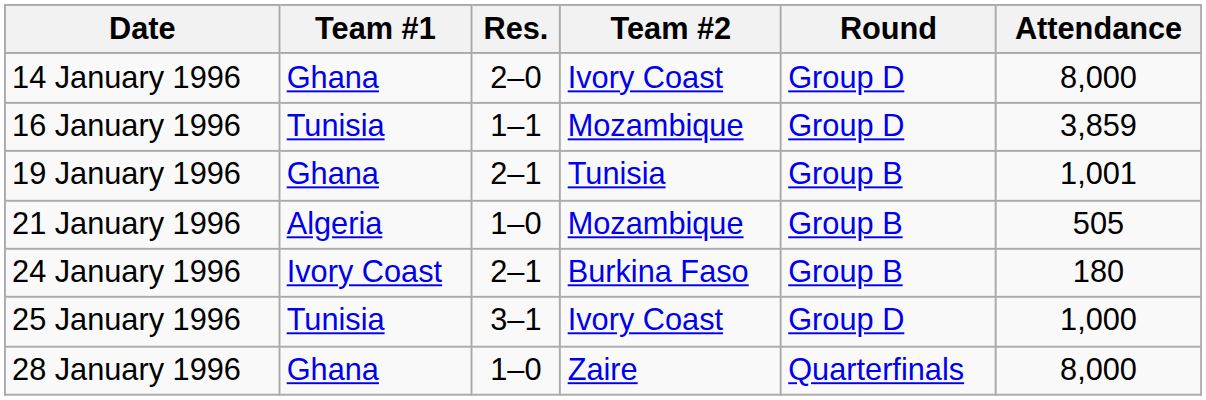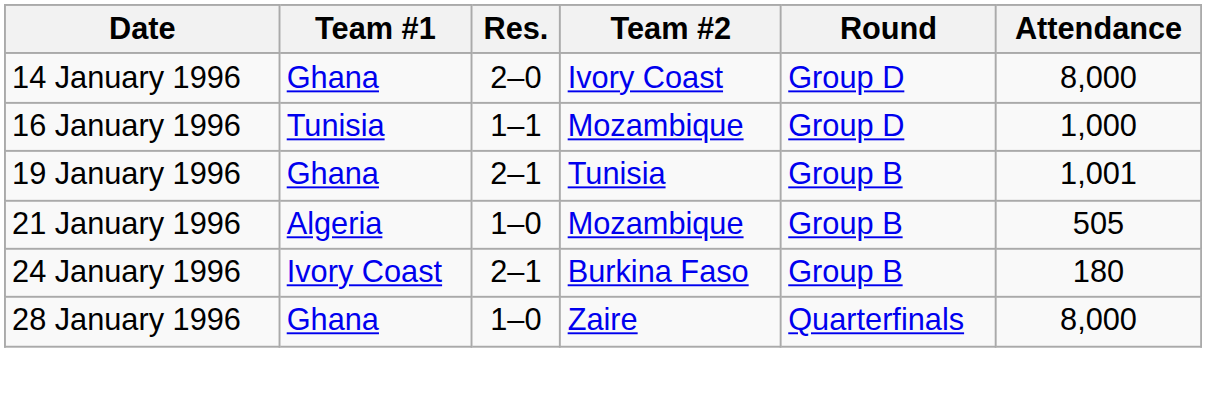(1099, 126) 3,859 -> (1099, 126) 1,000
- row: (126, 321)
